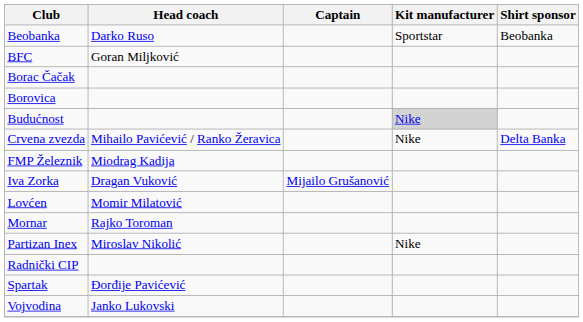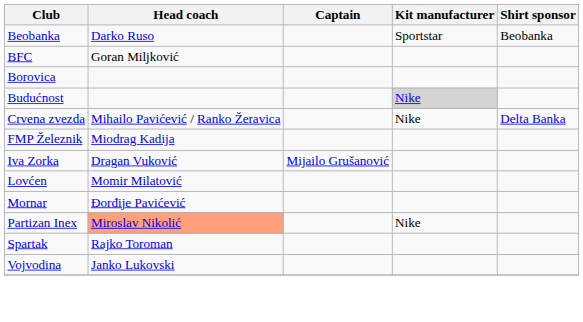- row: (41, 77)
(132, 222) Rajko Toroman -> (138, 202) Đorđije Pavićević
(136, 243) no background -> (136, 222) lightsalmon background
- row: (43, 264)
(138, 285) Đorđije Pavićević -> (132, 243) Rajko Toroman
